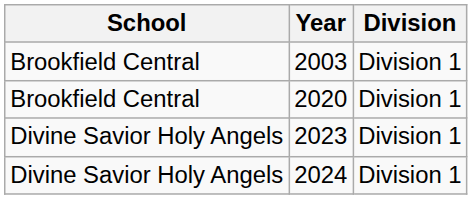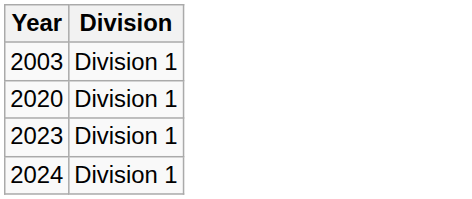- column: (147, 23)
